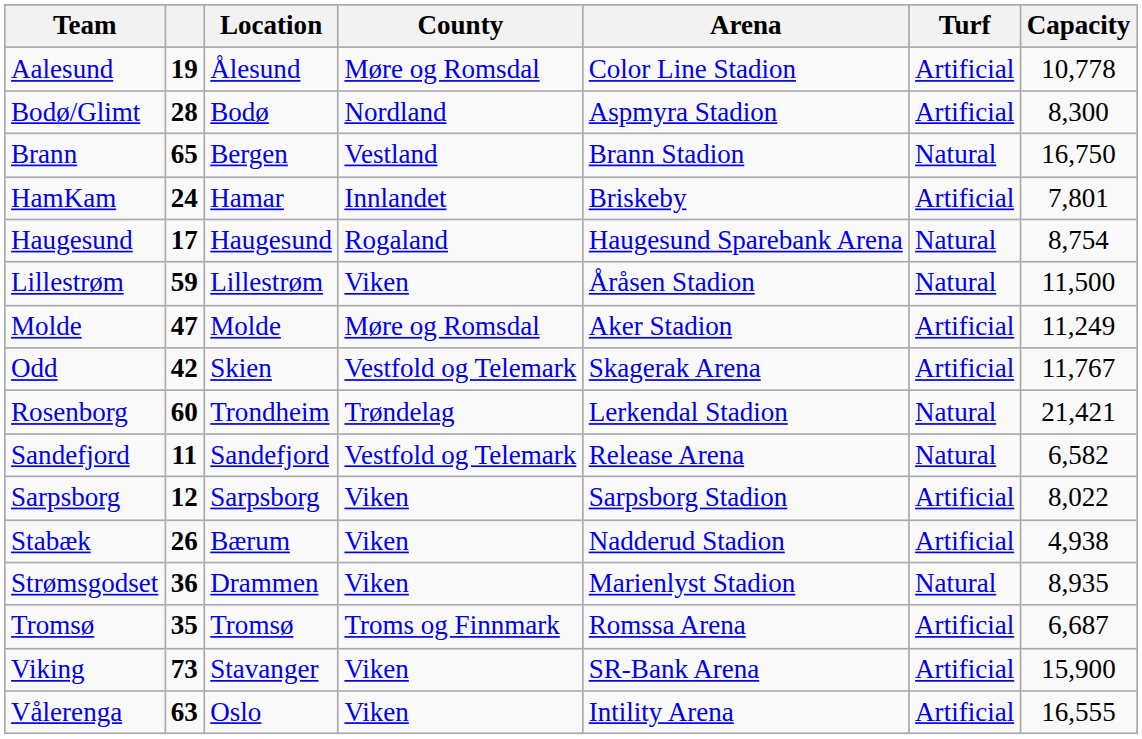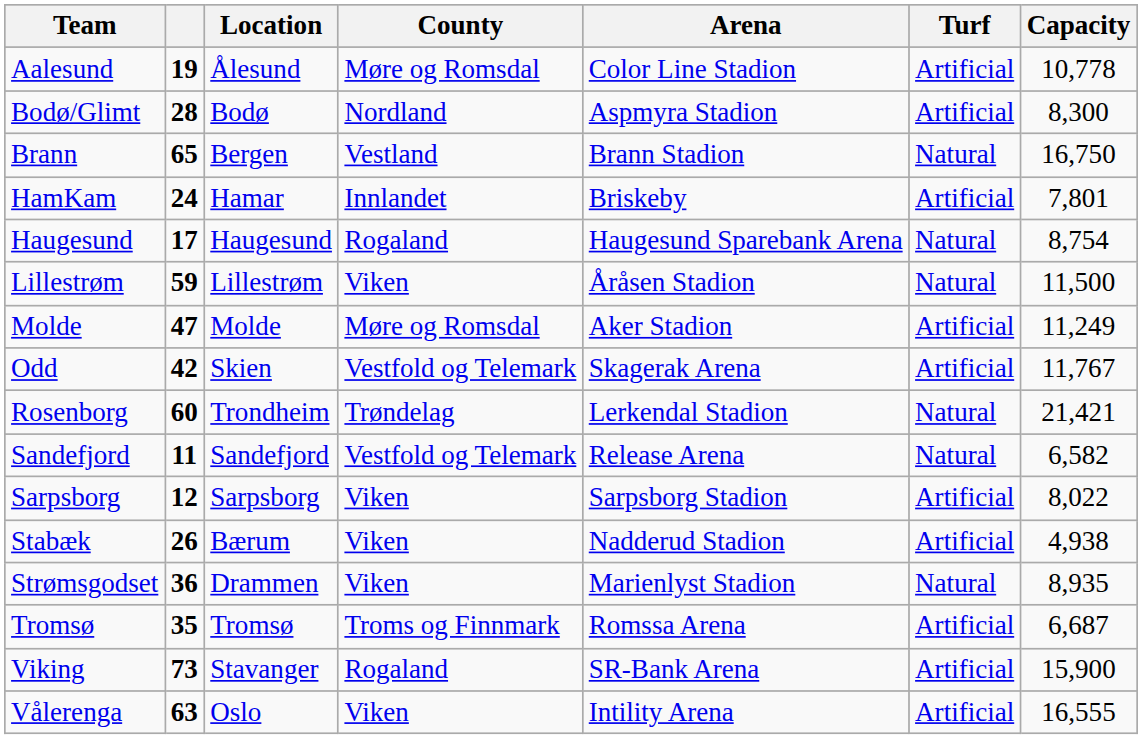(377, 669) Viken -> (396, 669) Rogaland
